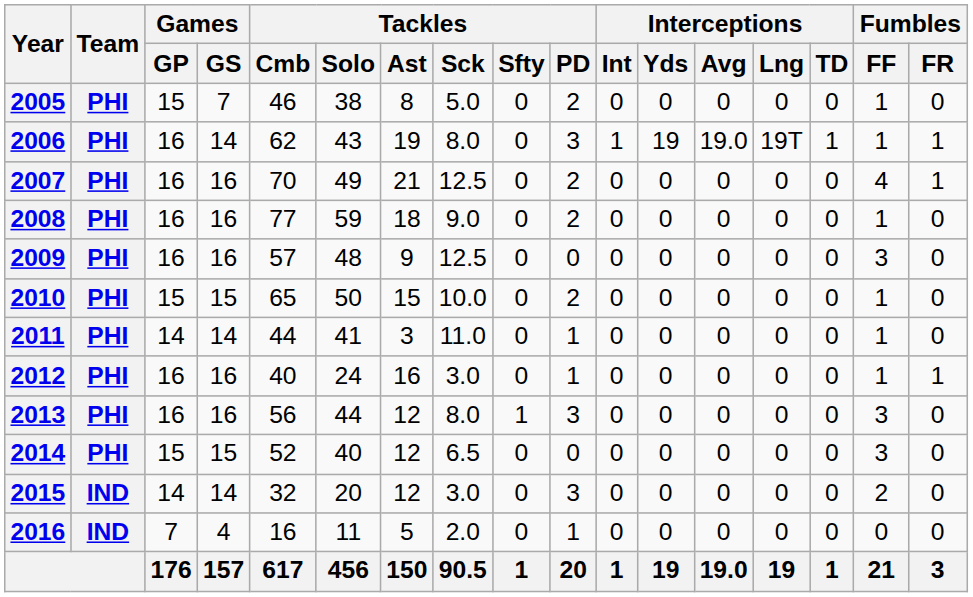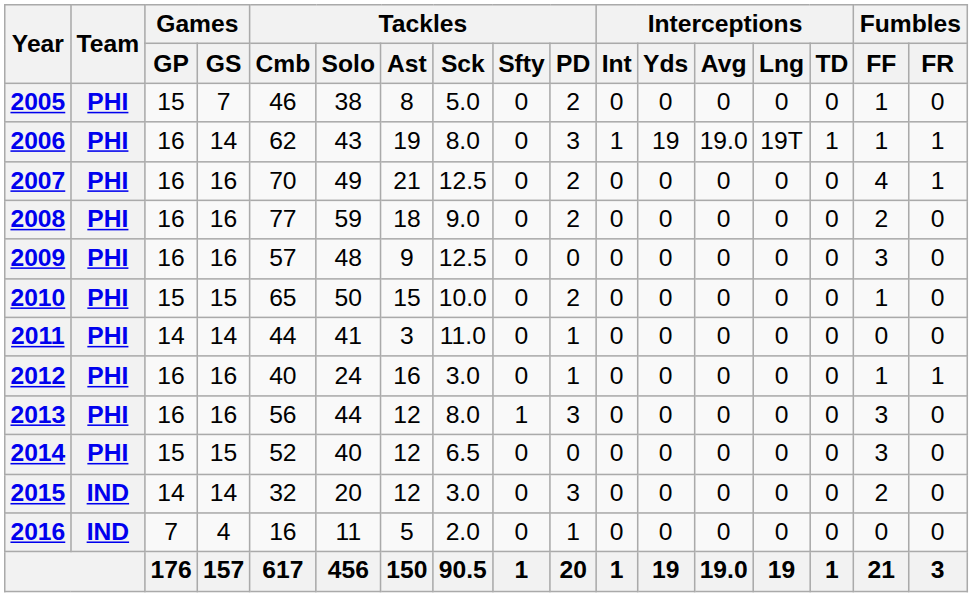(881, 219) 1 -> (881, 219) 2
(881, 336) 1 -> (881, 336) 0
